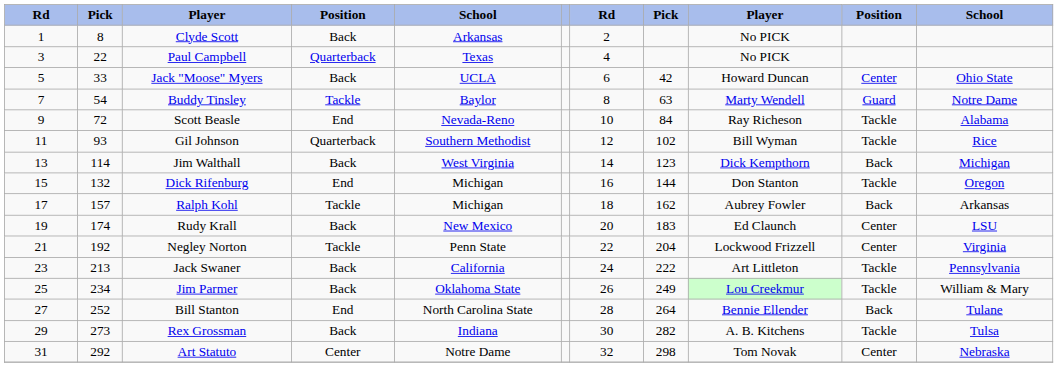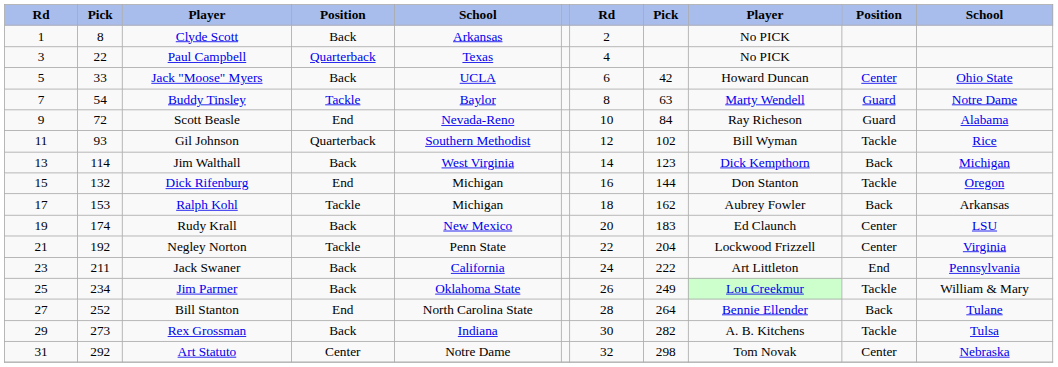(879, 120) Tackle -> (879, 120) Guard
(100, 204) 157 -> (100, 204) 153
(100, 267) 213 -> (100, 267) 211
(879, 267) Tackle -> (879, 267) End
